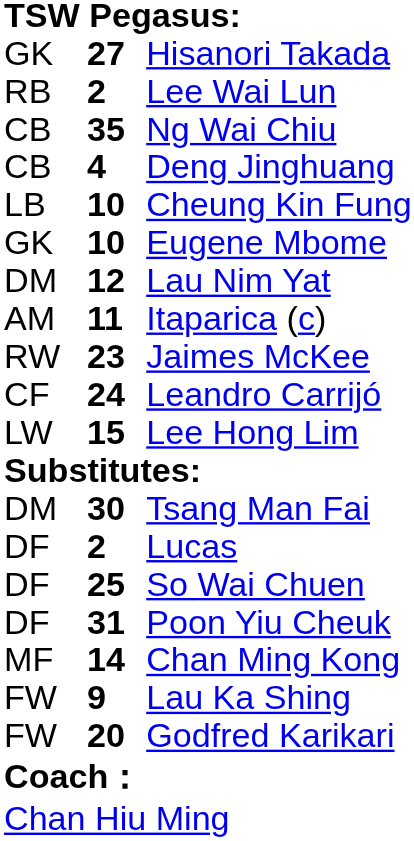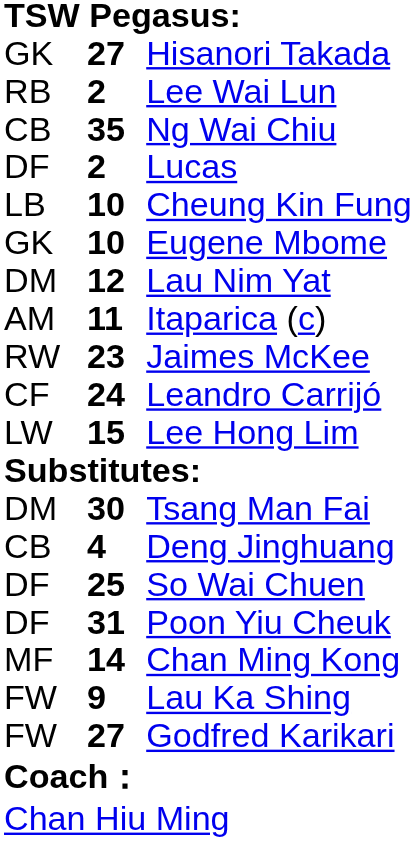rows swapped: (270, 167) <-> (192, 546)
(106, 735) 20 -> (106, 735) 27
